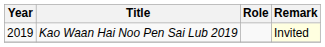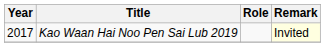(20, 32) 2019 -> (20, 32) 2017
